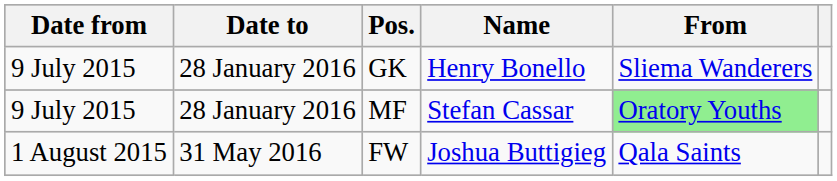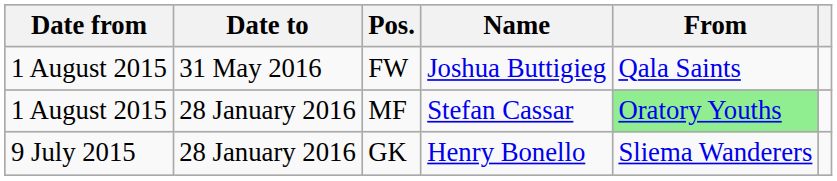rows swapped: (387, 68) <-> (388, 152)
(73, 110) 9 July 2015 -> (89, 110) 1 August 2015
